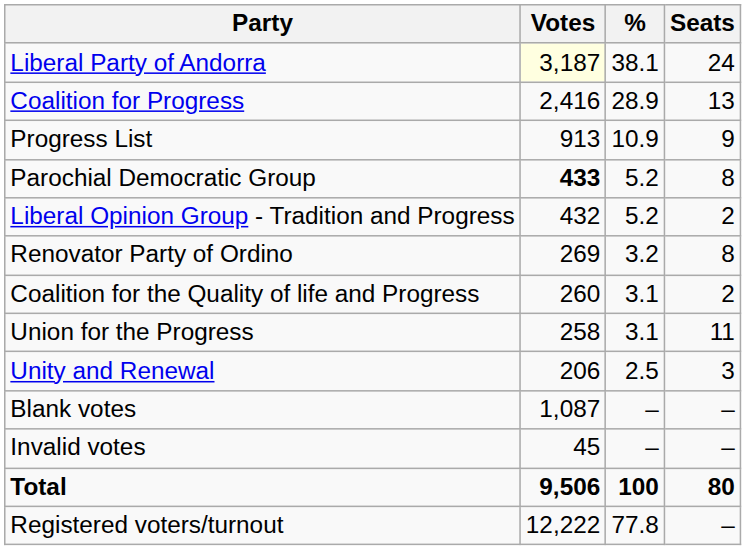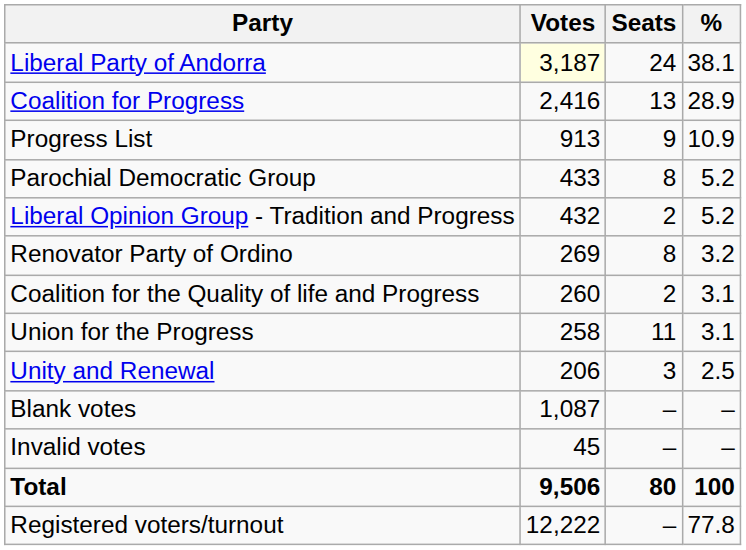columns swapped: (635, 23) <-> (702, 23)
(580, 178) bold -> (580, 178) normal
